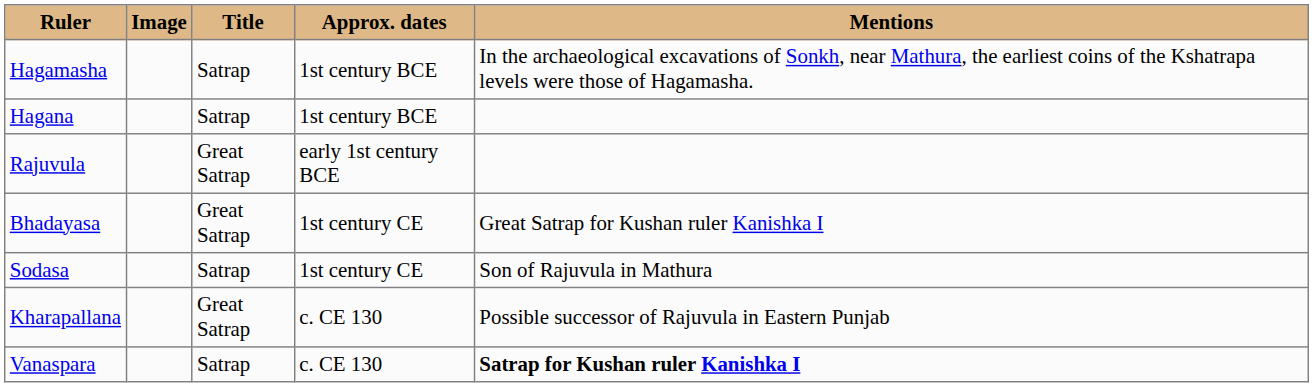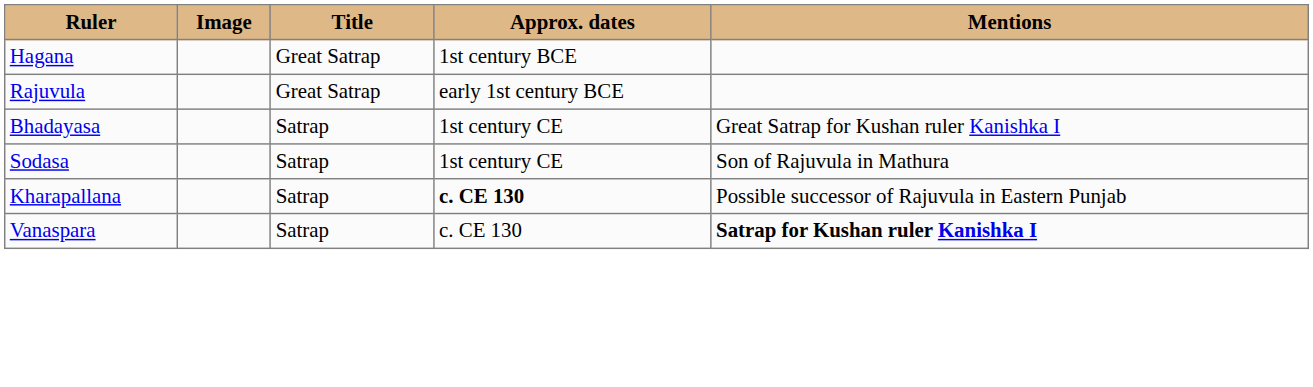- row: (58, 69)
(224, 116) Satrap -> (328, 56) Great Satrap
(224, 222) Great Satrap -> (302, 126) Satrap
(224, 316) Great Satrap -> (302, 195) Satrap
(341, 316) normal -> (482, 195) bold
